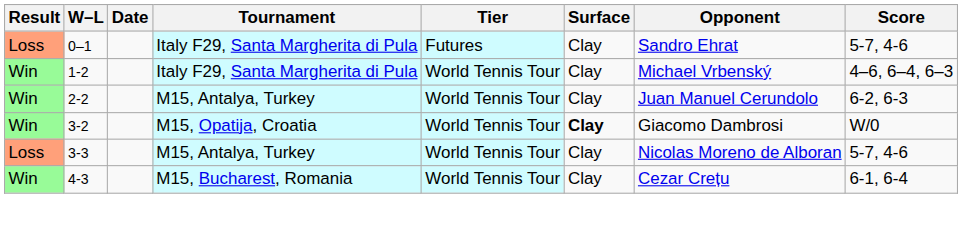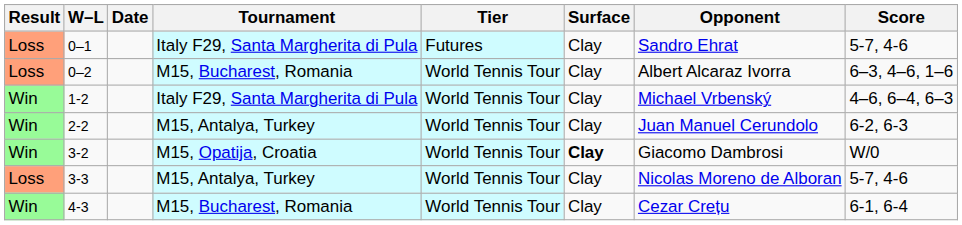+ row: (80, 72)
